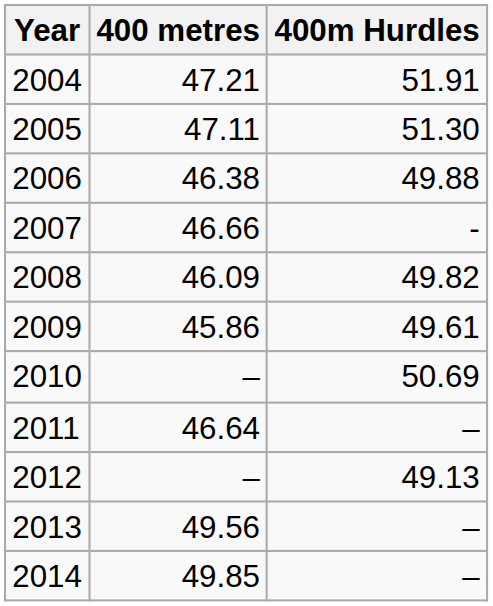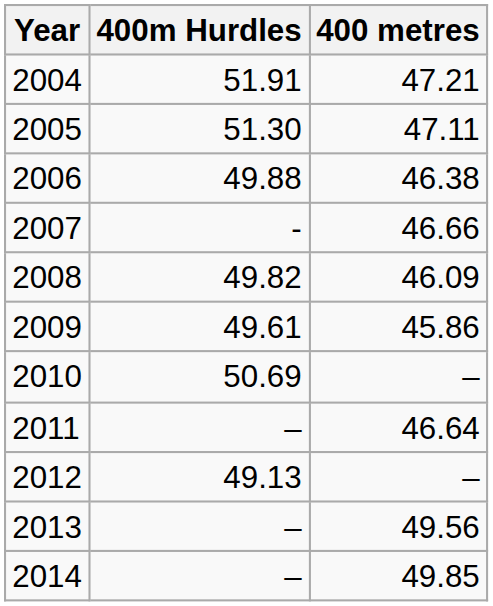columns swapped: (178, 30) <-> (377, 30)
